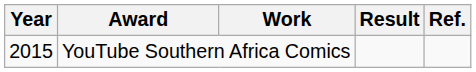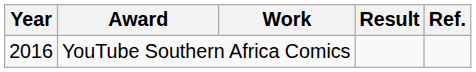(31, 51) 2015 -> (31, 51) 2016
